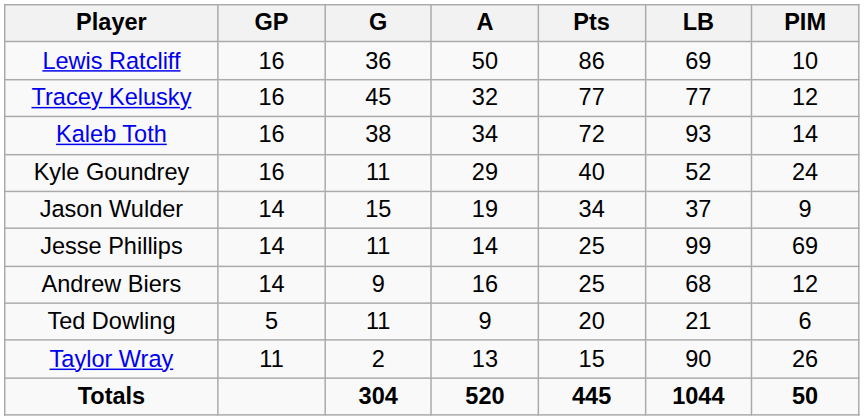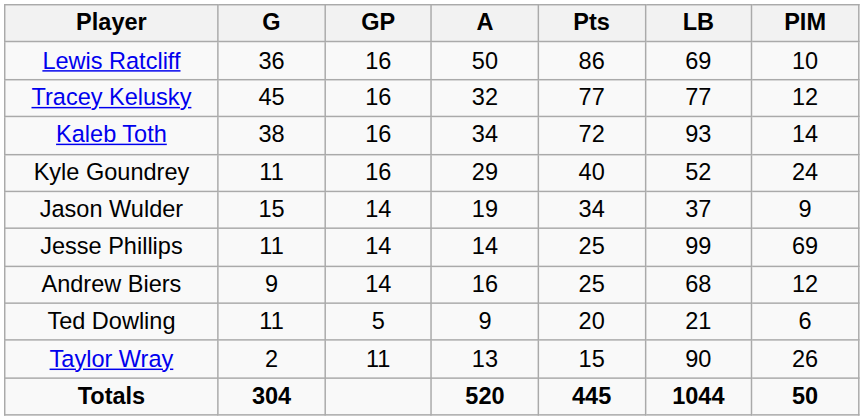columns swapped: (272, 23) <-> (378, 23)
